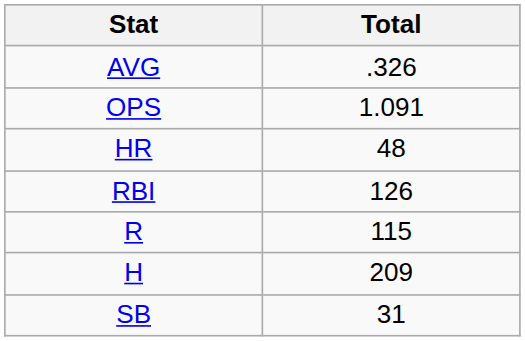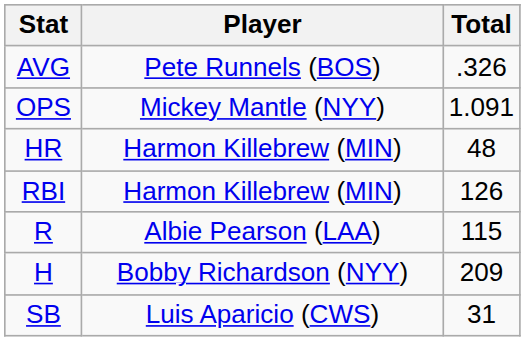+ column: (262, 25)
